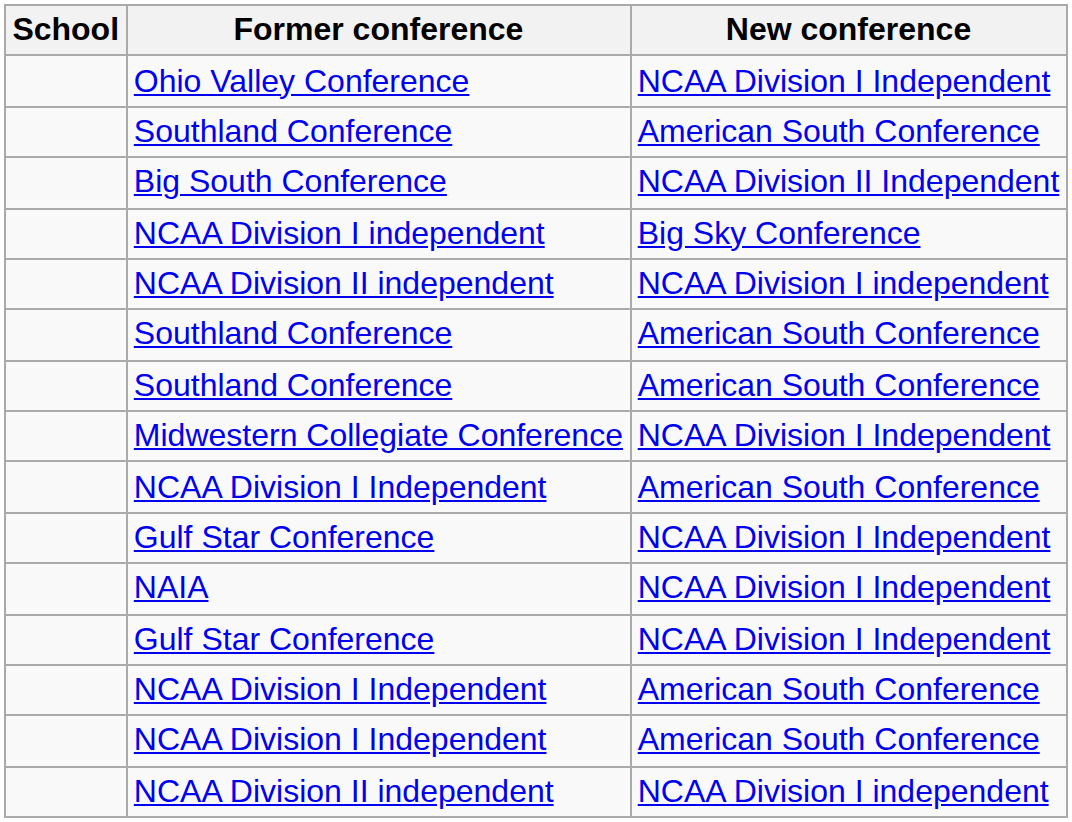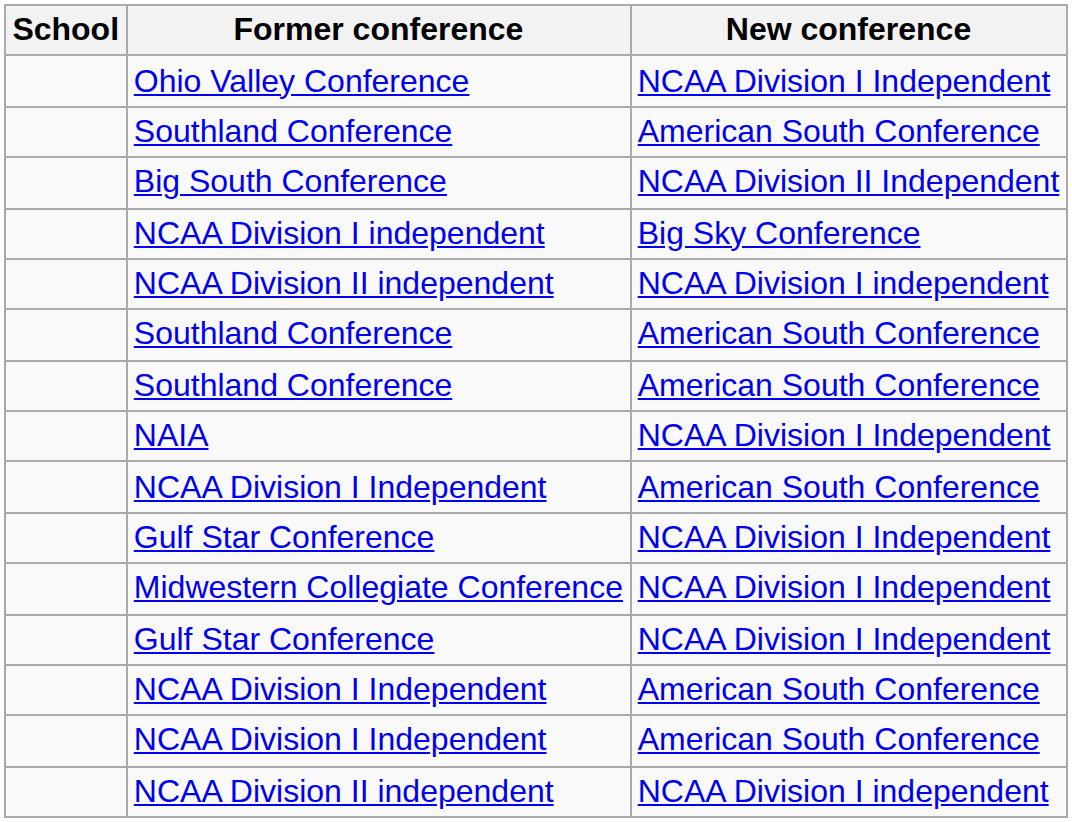rows swapped: (171, 588) <-> (378, 435)
